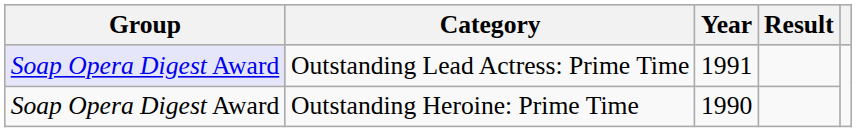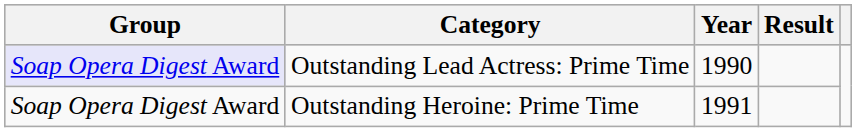(727, 65) 1991 -> (727, 65) 1990
(727, 106) 1990 -> (727, 106) 1991
